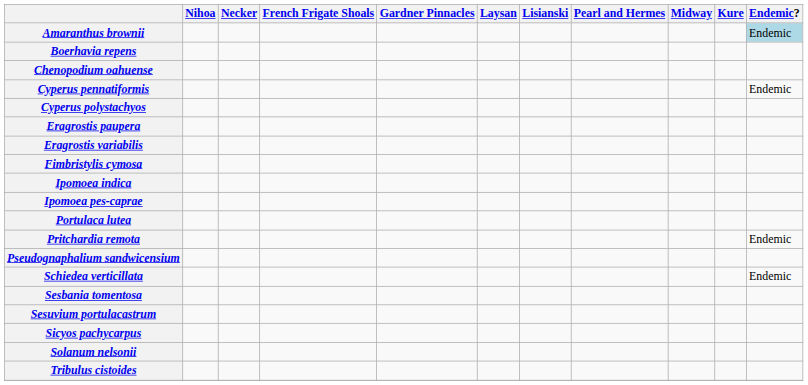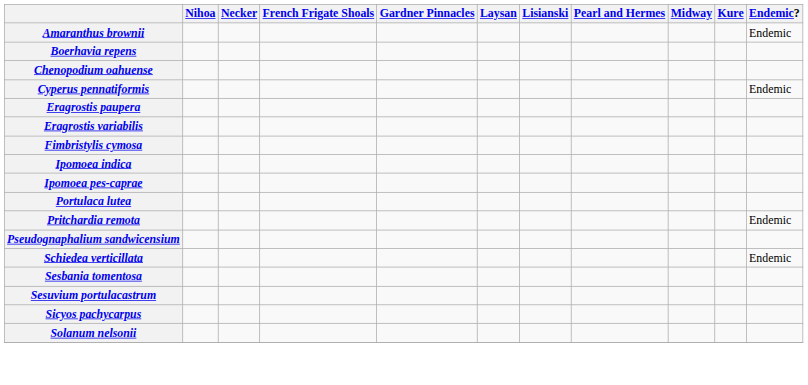(770, 32) lightblue background -> (770, 32) no background
- row: (93, 107)
- row: (93, 370)
